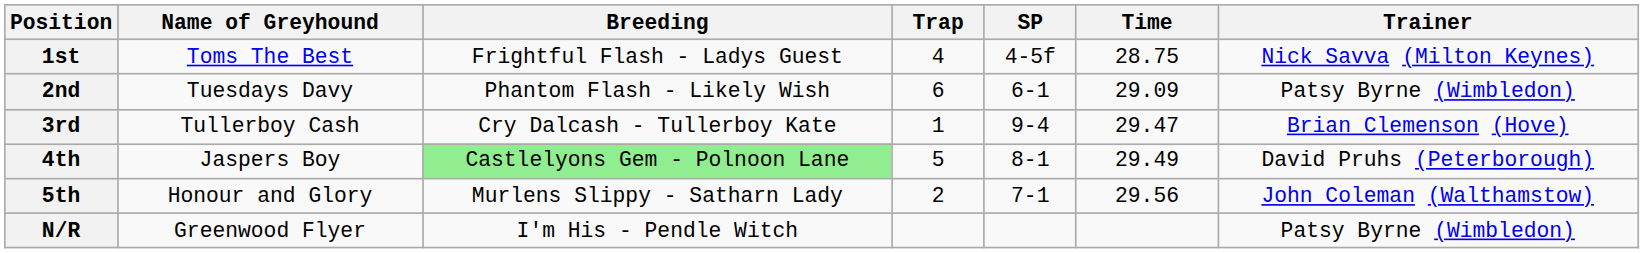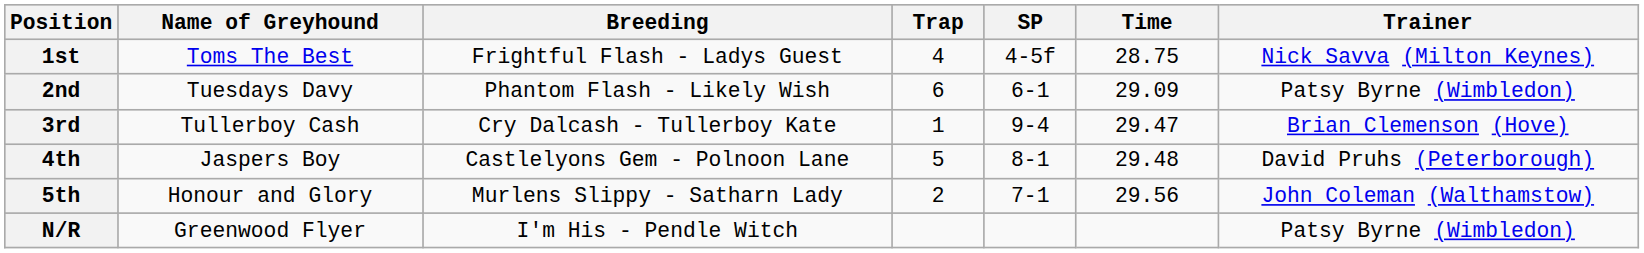(657, 161) lightgreen background -> (657, 161) no background
(1147, 161) 29.49 -> (1147, 161) 29.48
